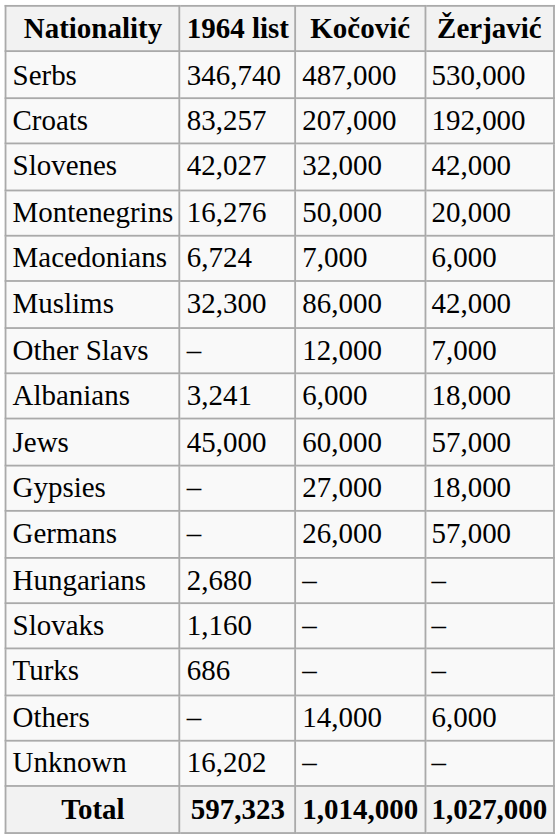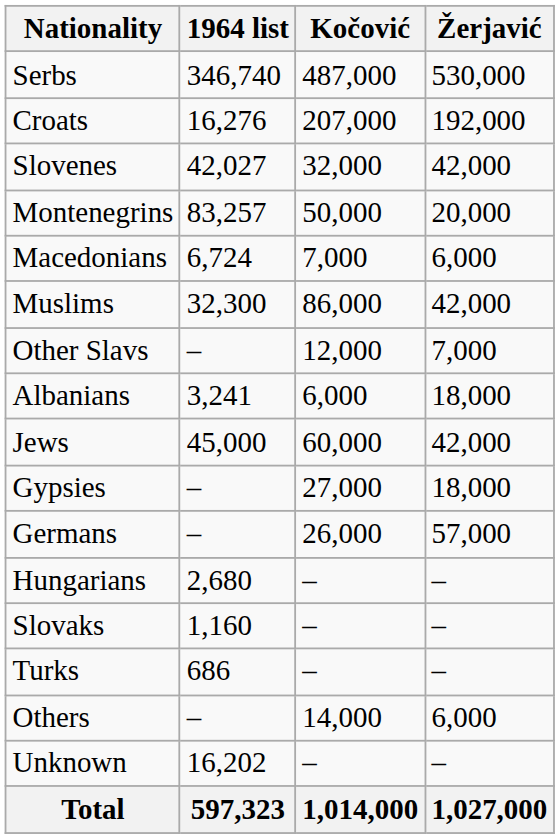(227, 120) 83,257 -> (227, 120) 16,276
(227, 212) 16,276 -> (227, 212) 83,257
(471, 441) 57,000 -> (471, 441) 42,000
